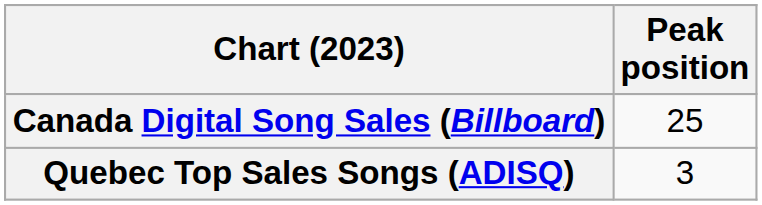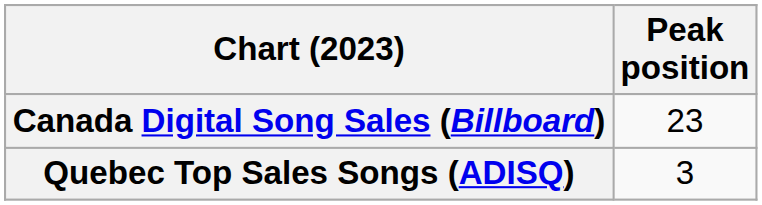(685, 120) 25 -> (685, 120) 23
